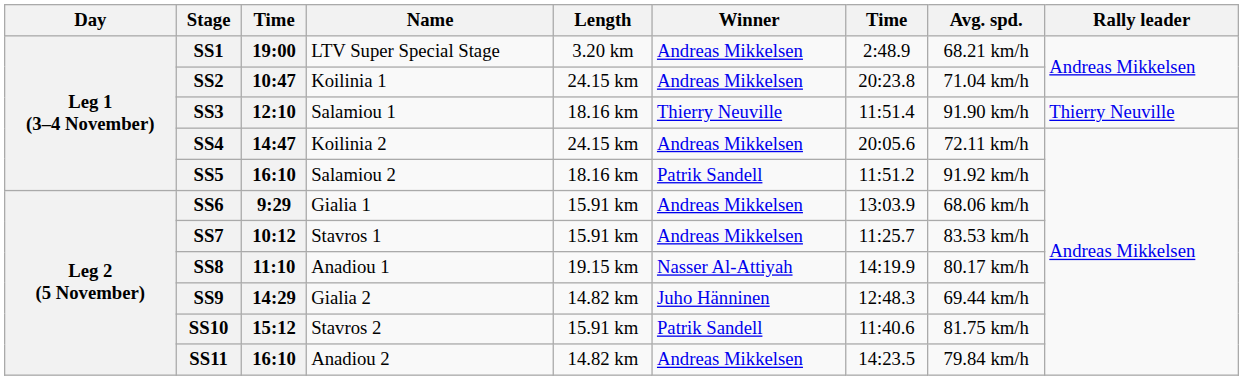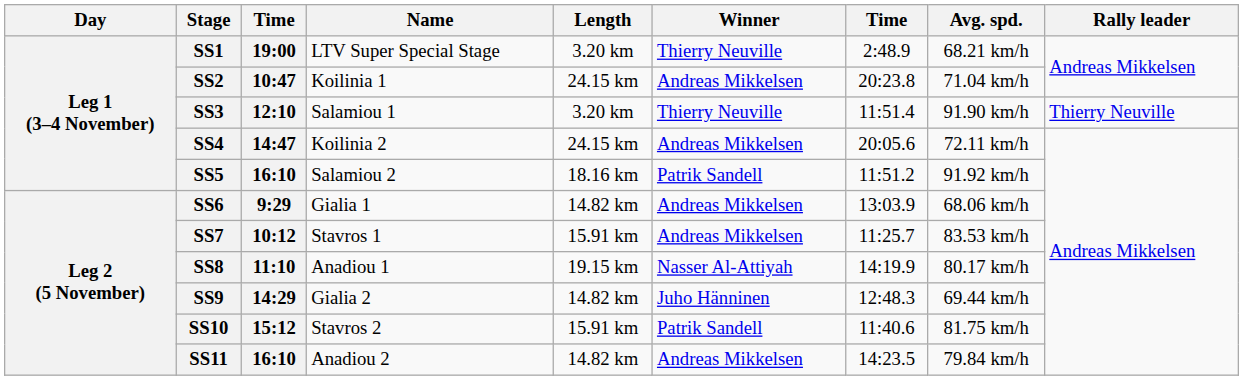(730, 51) Andreas Mikkelsen -> (720, 51) Thierry Neuville
(603, 112) 18.16 km -> (603, 112) 3.20 km
(603, 205) 15.91 km -> (603, 205) 14.82 km
